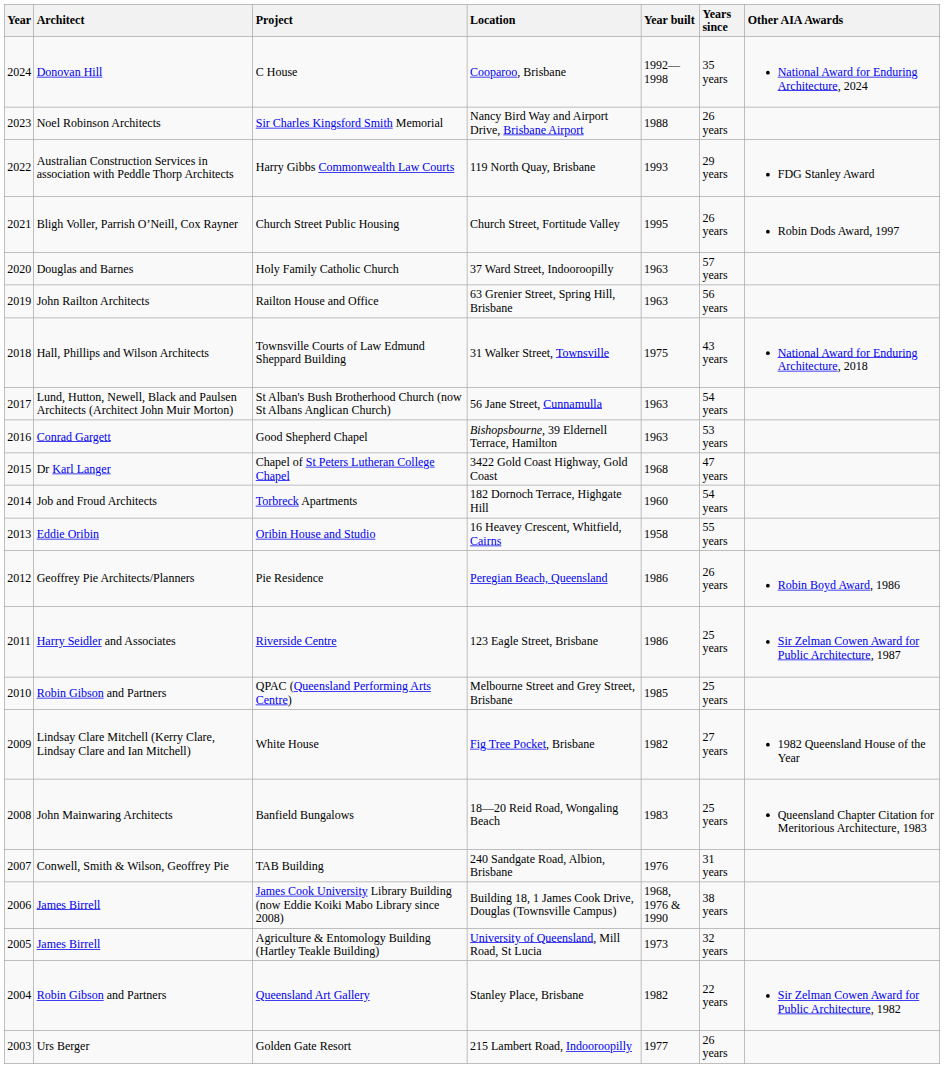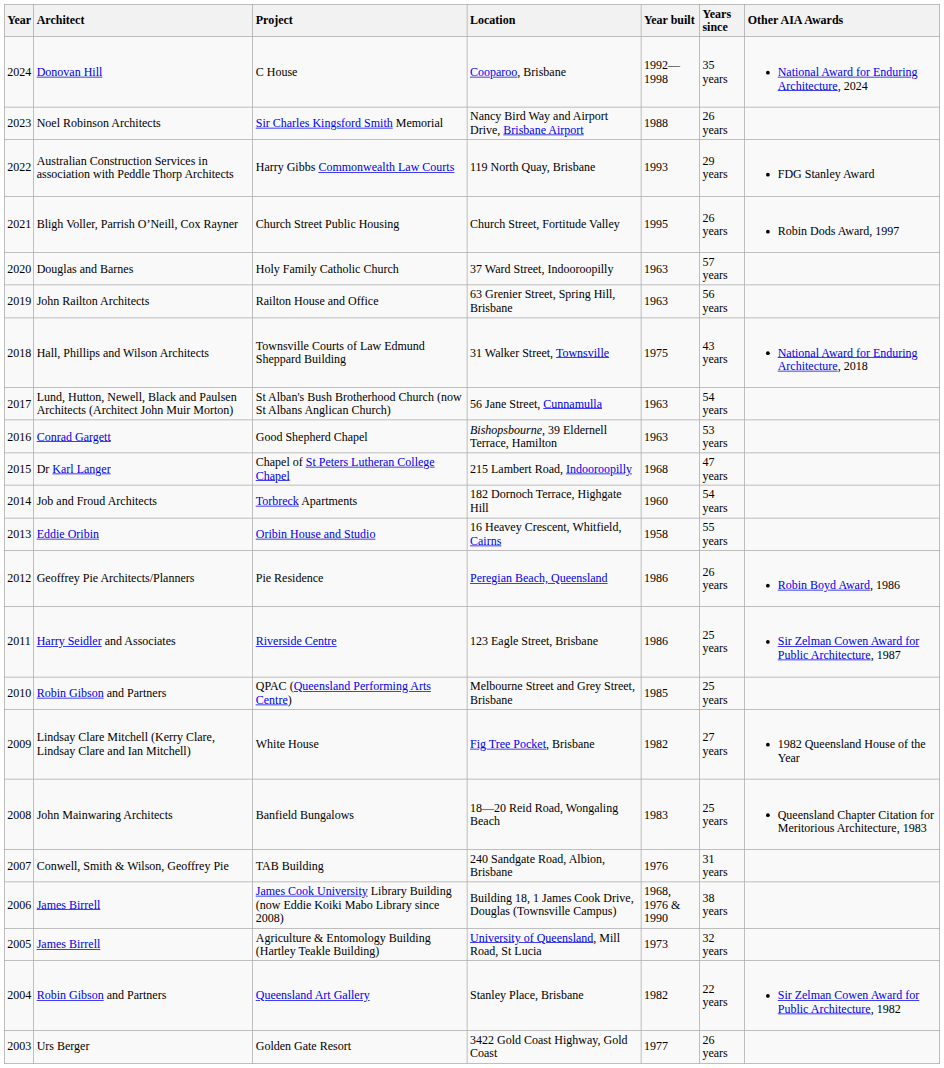(549, 469) 3422 Gold Coast Highway, Gold Coast -> (551, 469) 215 Lambert Road, Indooroopilly
(551, 1046) 215 Lambert Road, Indooroopilly -> (549, 1046) 3422 Gold Coast Highway, Gold Coast
